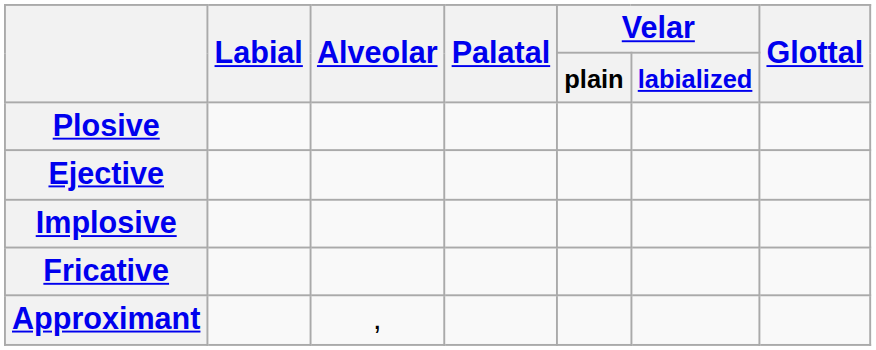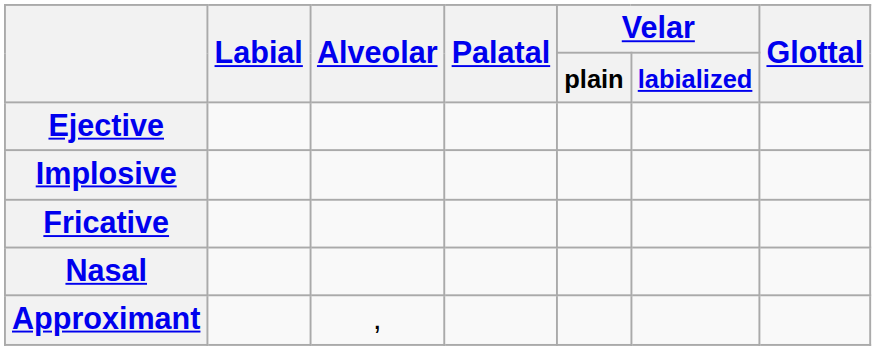- row: (106, 125)
+ row: (106, 271)
